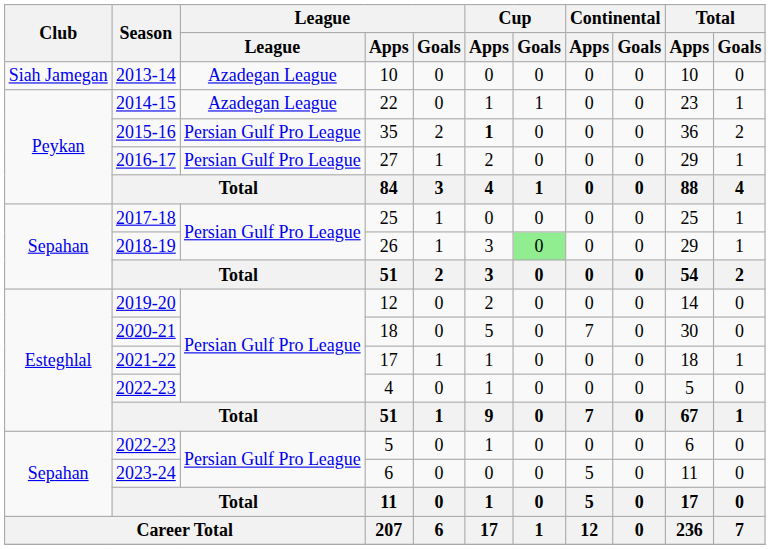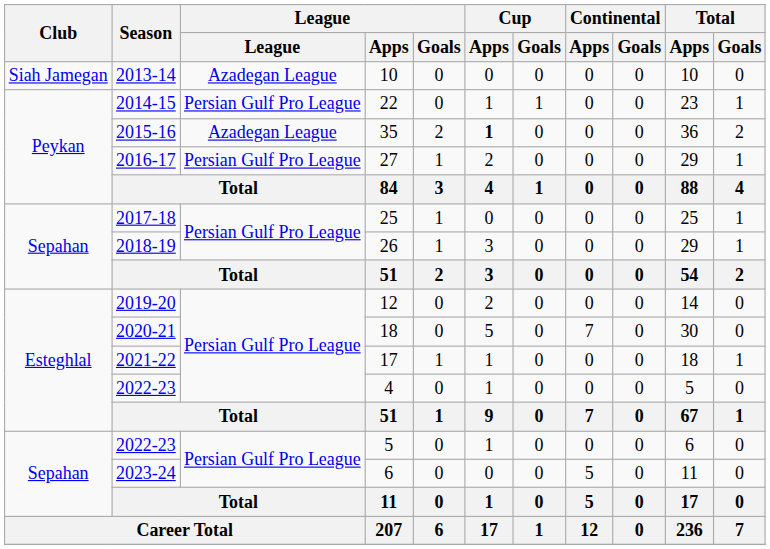(272, 103) Azadegan League -> (272, 103) Persian Gulf Pro League
(272, 132) Persian Gulf Pro League -> (272, 132) Azadegan League
(539, 246) lightgreen background -> (539, 246) no background
